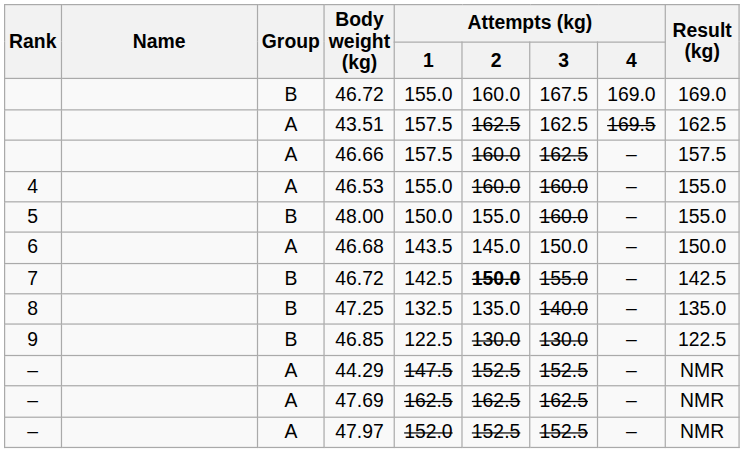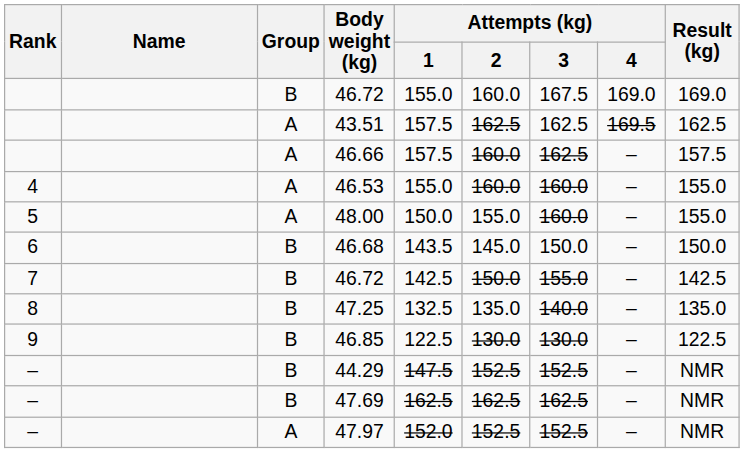(291, 216) B -> (291, 216) A
(291, 247) A -> (291, 247) B
(496, 278) bold -> (496, 278) normal
(291, 370) A -> (291, 370) B
(291, 401) A -> (291, 401) B
